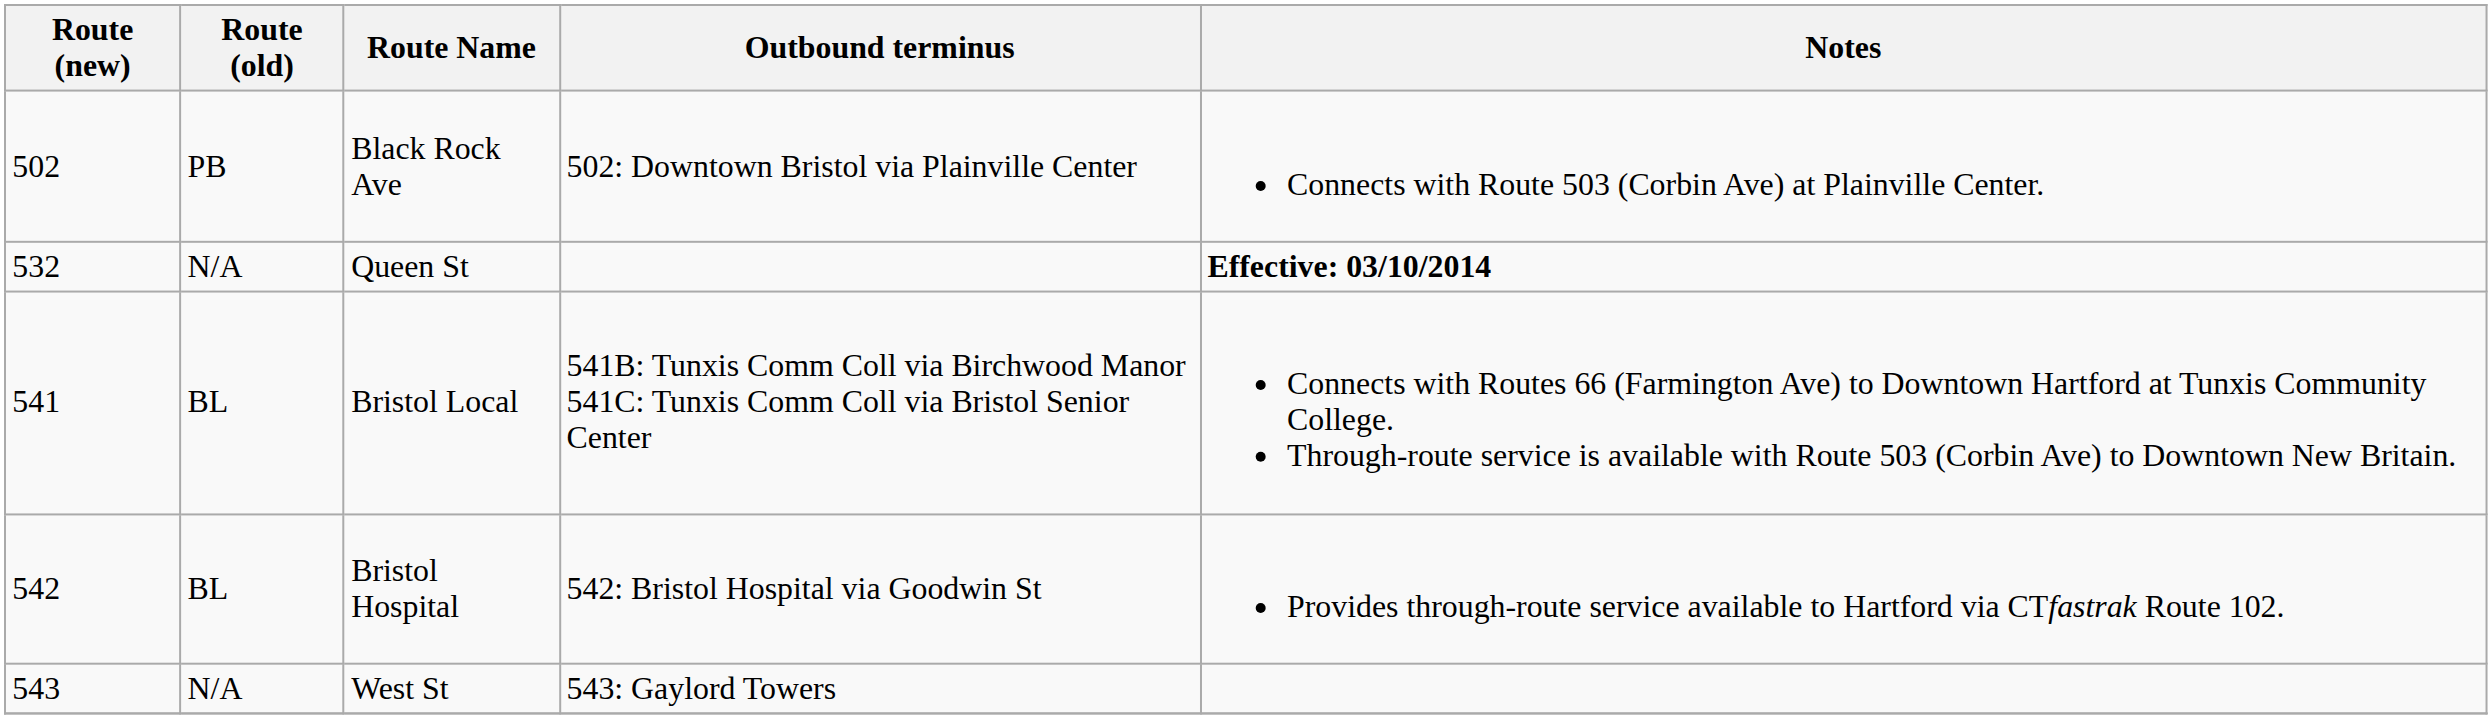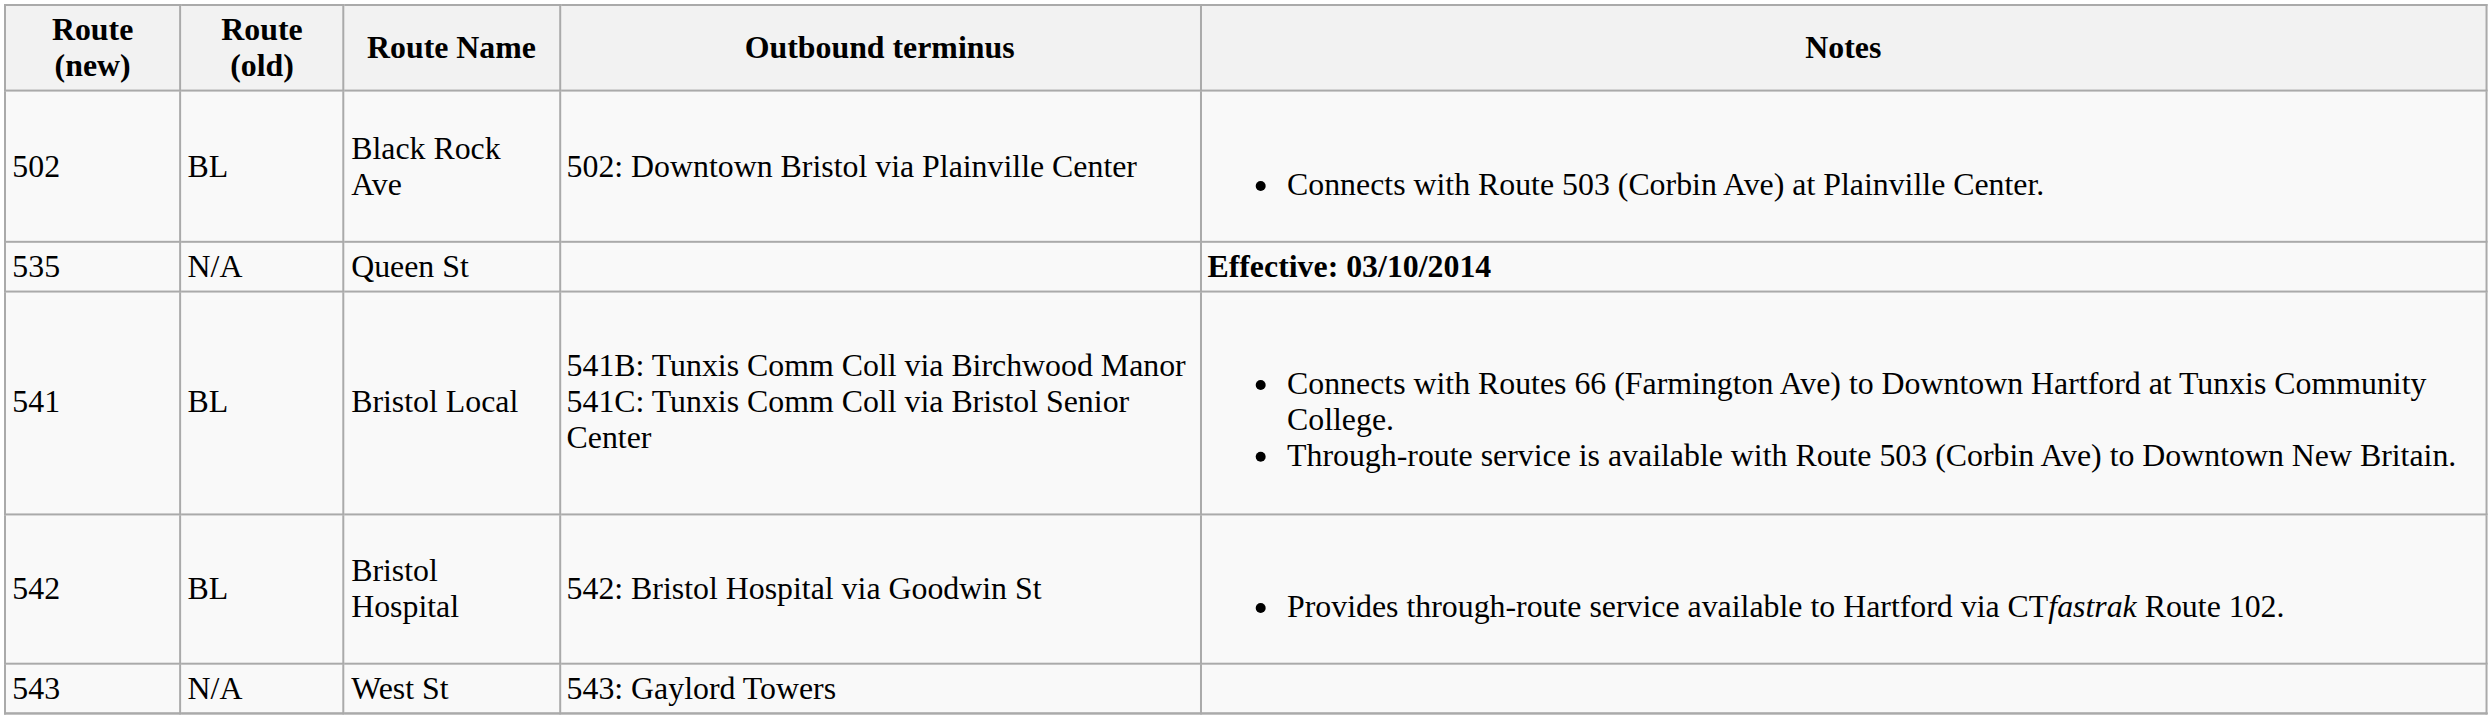(207, 165) PB -> (208, 165) BL
(36, 266) 532 -> (36, 266) 535
